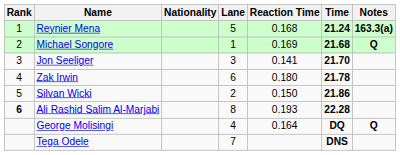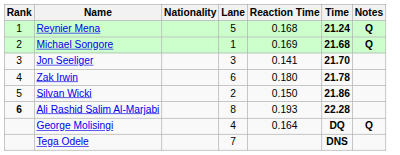(374, 28) 163.3(a) -> (369, 28) Q
